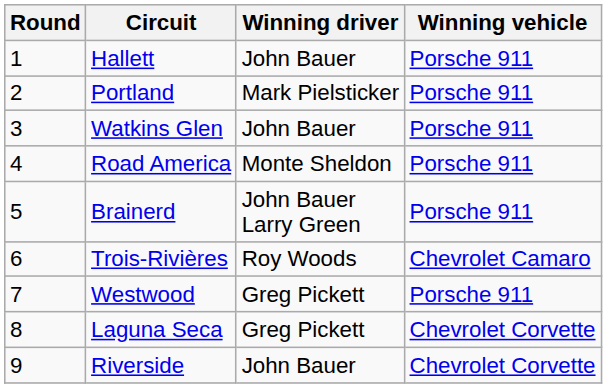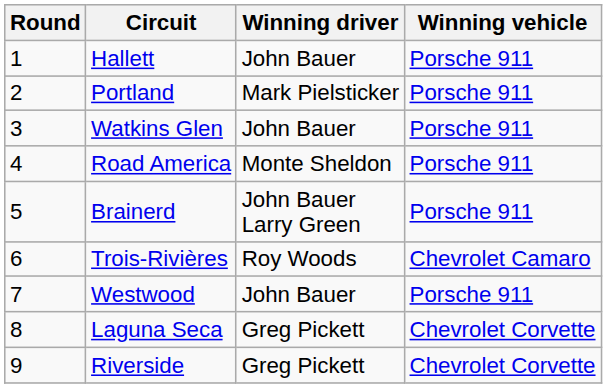(303, 294) Greg Pickett -> (299, 294) John Bauer
(299, 365) John Bauer -> (303, 365) Greg Pickett
